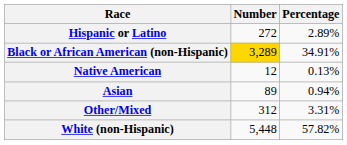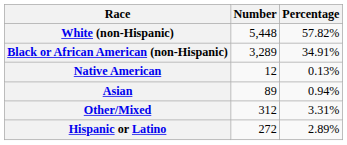rows swapped: (118, 129) <-> (118, 33)
(263, 52) gold background -> (263, 52) no background
